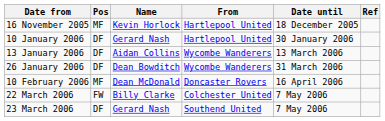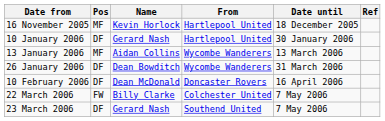(98, 53) DF -> (98, 53) MF
(98, 81) MF -> (98, 81) DF
